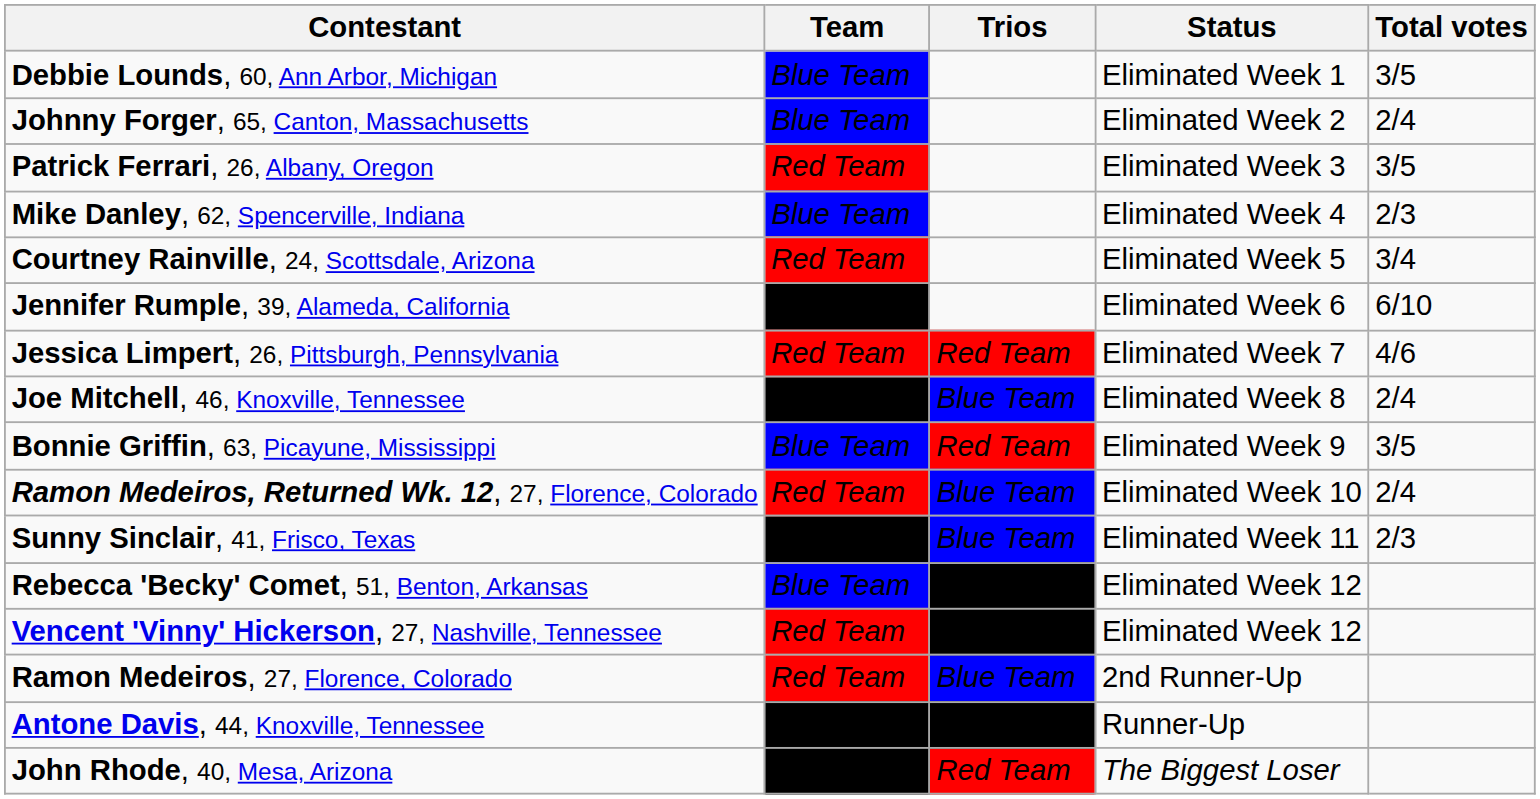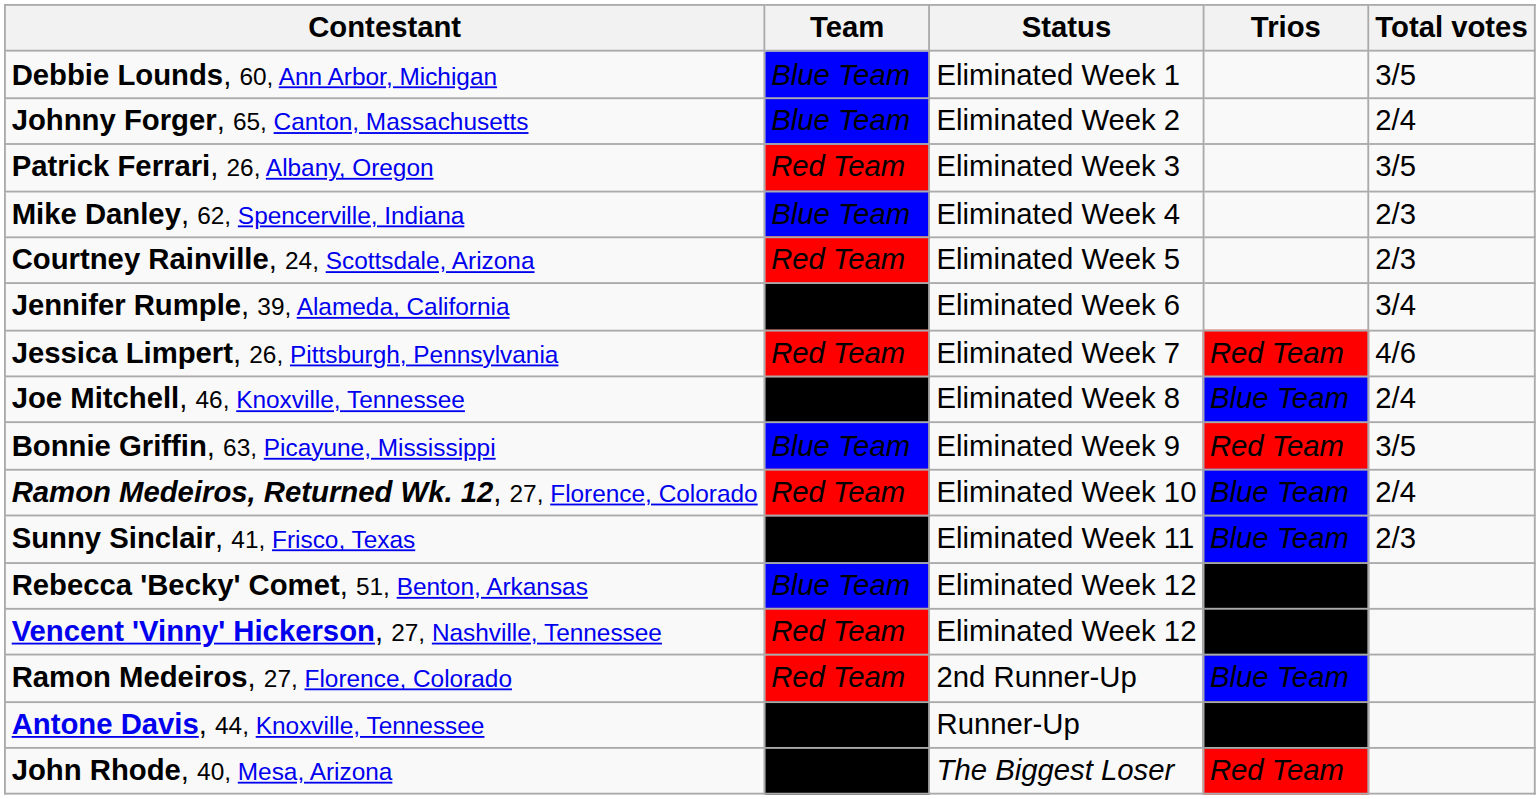columns swapped: (1012, 27) <-> (1232, 27)
(1396, 259) 3/4 -> (1396, 259) 2/3
(1404, 306) 6/10 -> (1396, 306) 3/4
